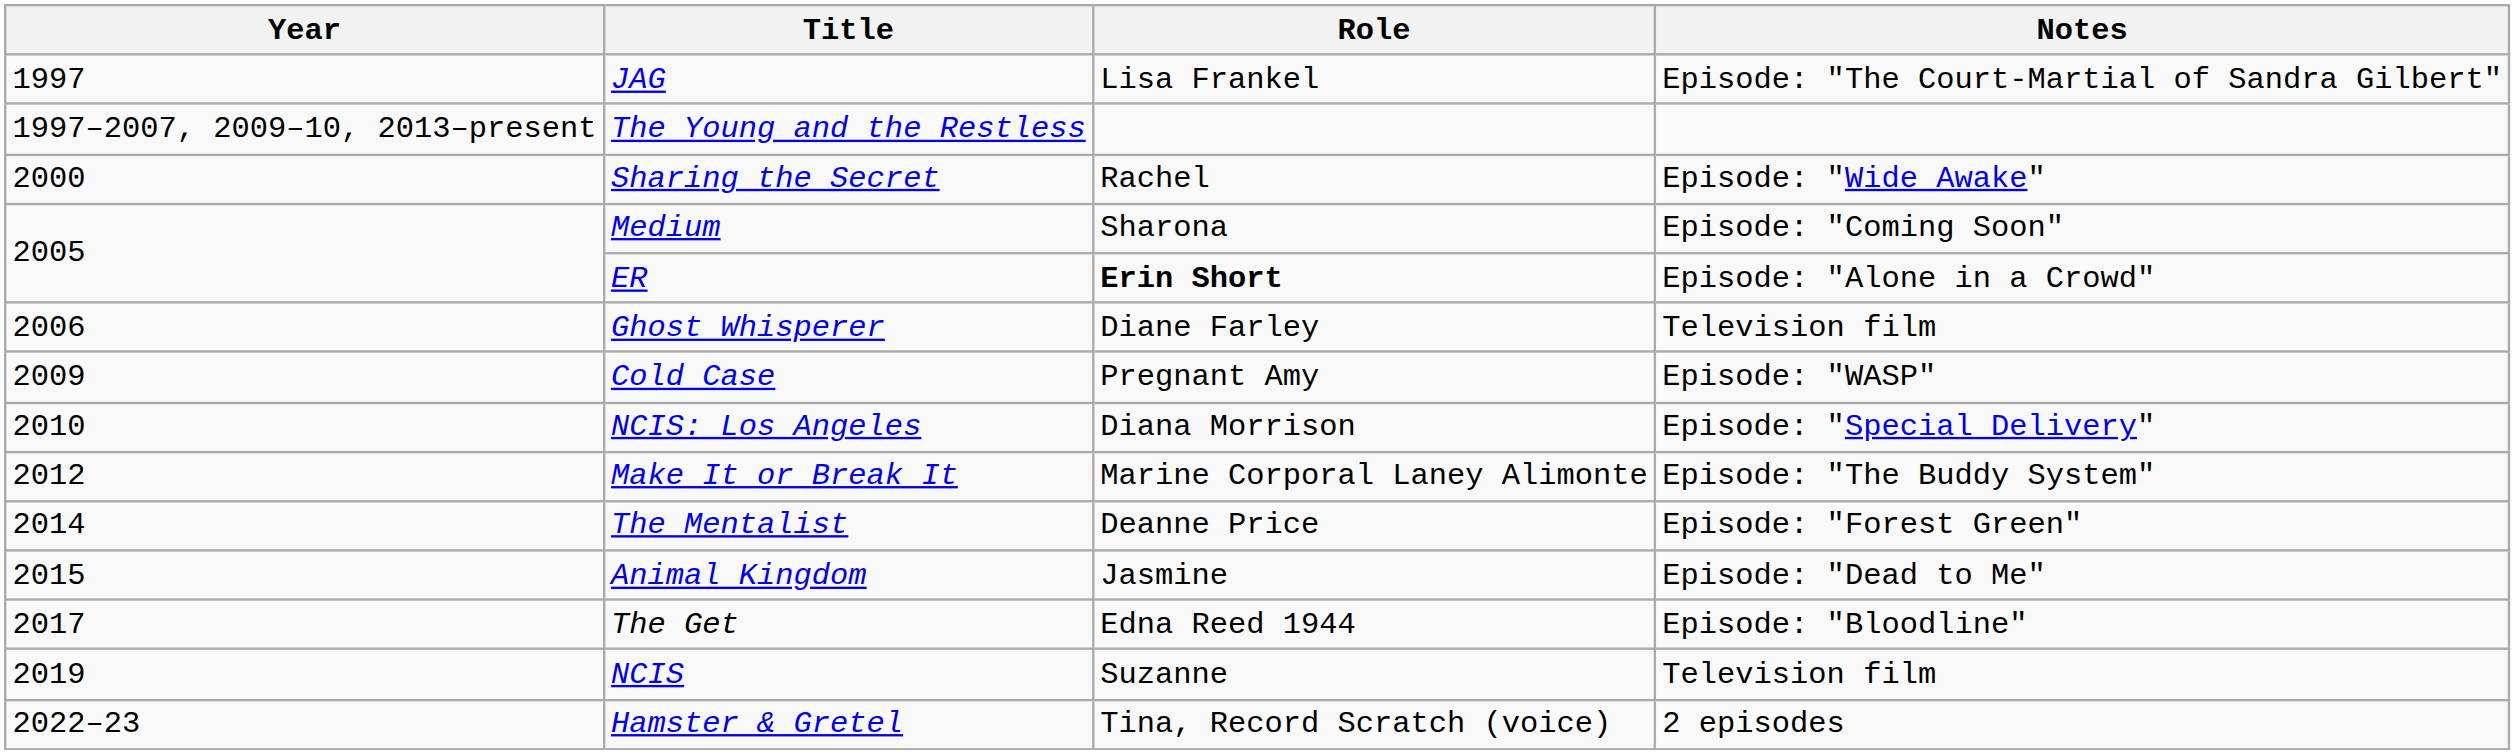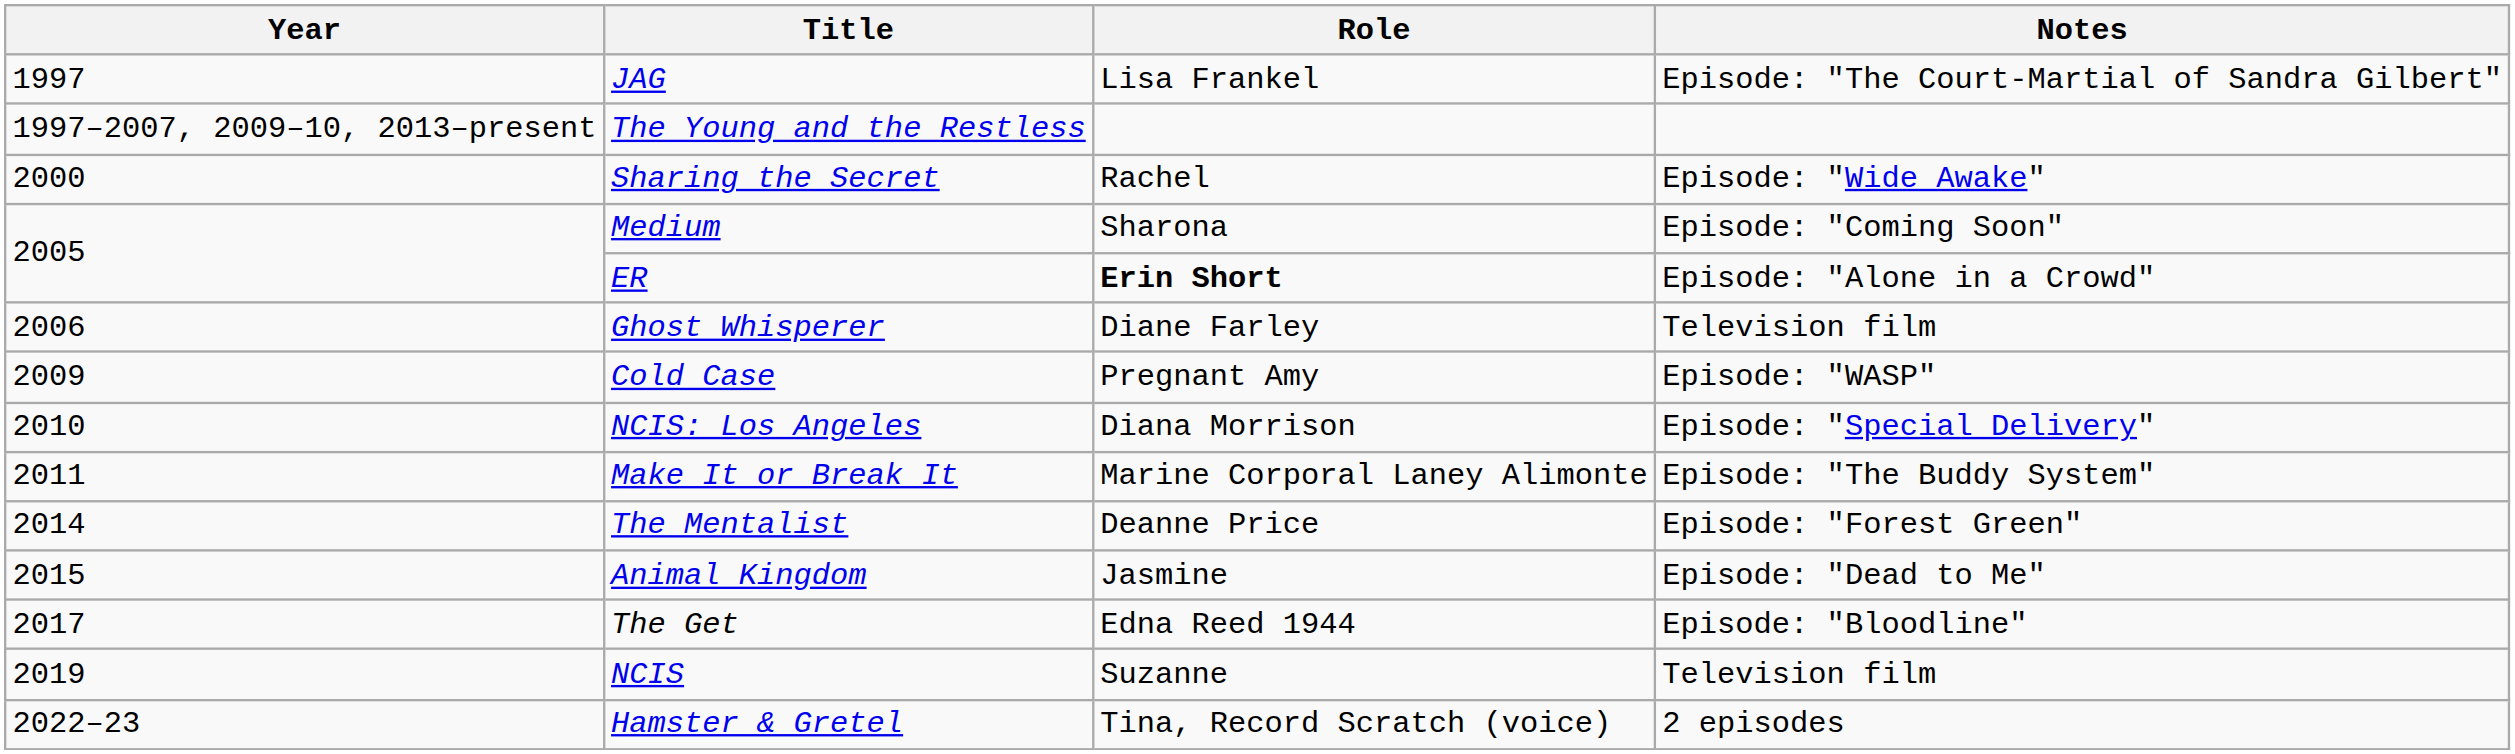(49, 476) 2012 -> (49, 476) 2011
